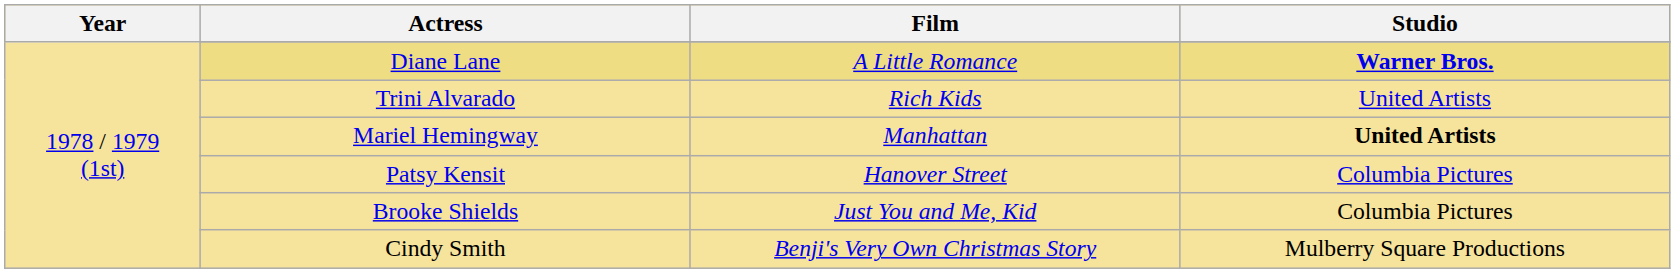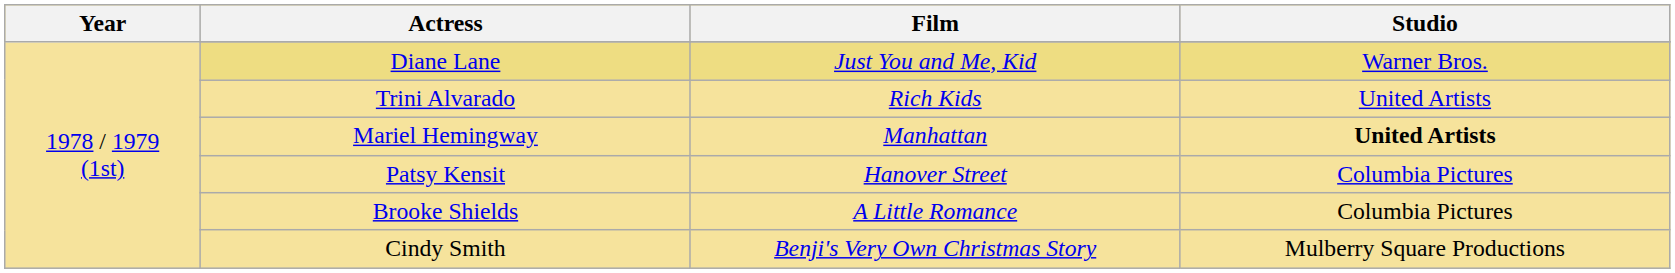(935, 60) A Little Romance -> (935, 60) Just You and Me, Kid
(1425, 60) bold -> (1425, 60) normal
(935, 211) Just You and Me, Kid -> (935, 211) A Little Romance
